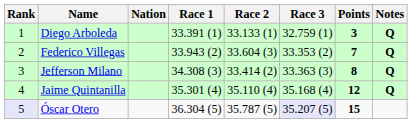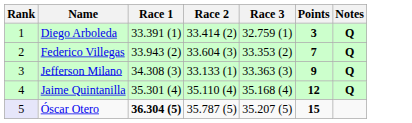- column: (149, 14)
(252, 33) 33.133 (1) -> (212, 33) 33.414 (2)
(252, 71) 33.414 (2) -> (212, 71) 33.133 (1)
(354, 71) 8 -> (314, 71) 9
(196, 109) normal -> (156, 109) bold
(307, 109) lavender background -> (267, 109) no background
